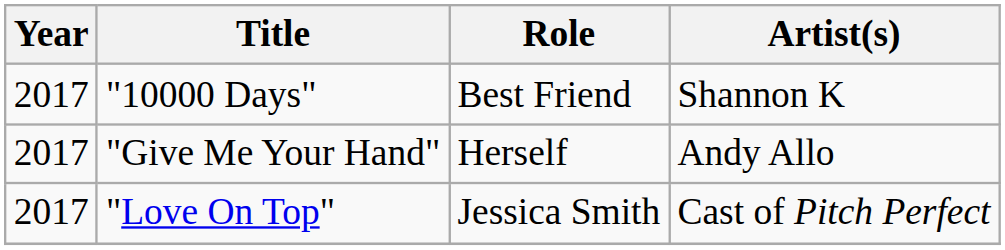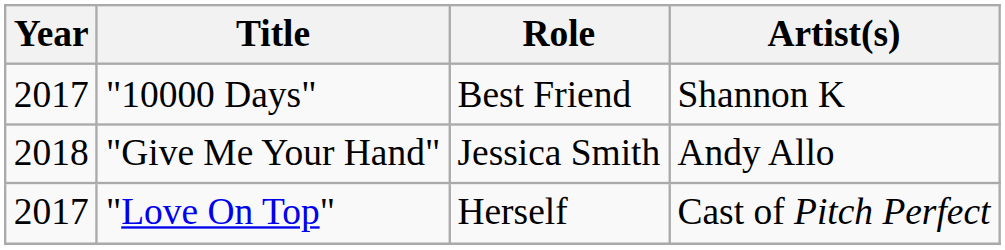(51, 152) 2017 -> (51, 152) 2018
(513, 152) Herself -> (559, 152) Jessica Smith
(559, 212) Jessica Smith -> (513, 212) Herself
